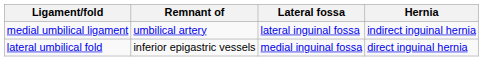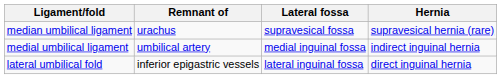+ row: (69, 30)
(310, 30) lateral inguinal fossa -> (315, 47) medial inguinal fossa
(311, 47) medial inguinal fossa -> (314, 64) lateral inguinal fossa
